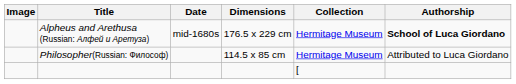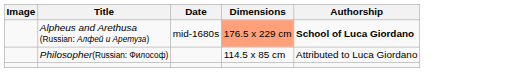- column: (339, 12)
(258, 33) no background -> (258, 33) lightsalmon background
